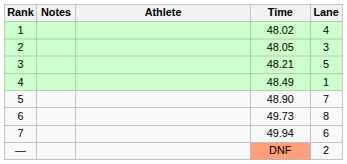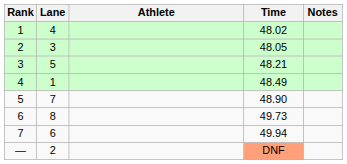columns swapped: (326, 13) <-> (56, 13)
